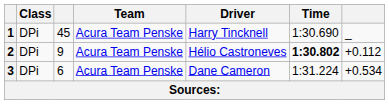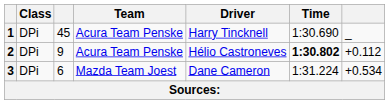(129, 71) Acura Team Penske -> (126, 71) Mazda Team Joest
